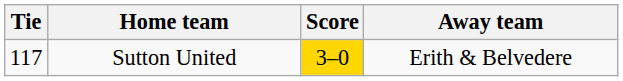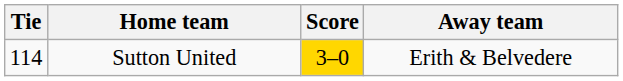(26, 57) 117 -> (26, 57) 114
